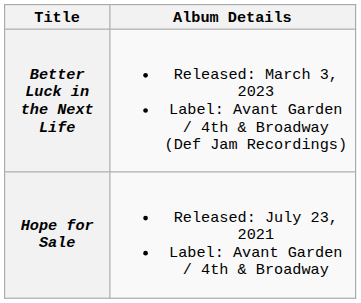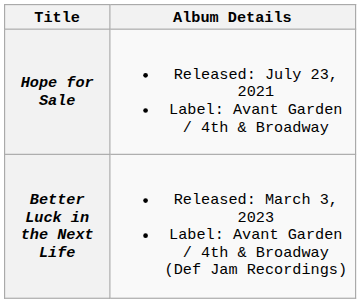rows swapped: (57, 235) <-> (57, 101)
